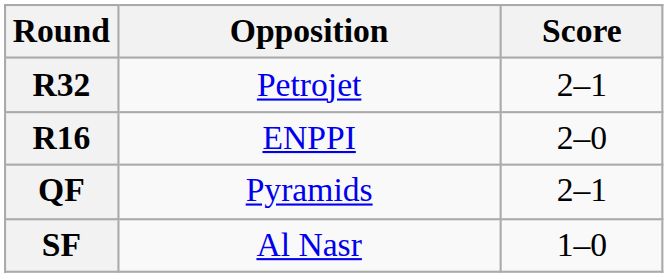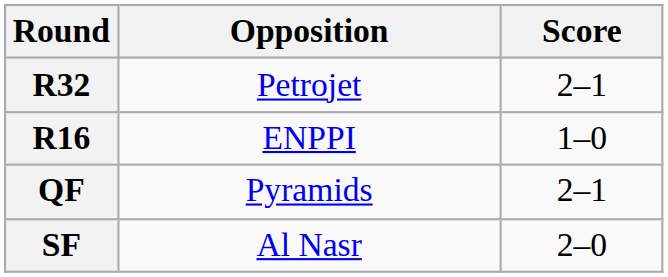(582, 137) 2–0 -> (582, 137) 1–0
(582, 244) 1–0 -> (582, 244) 2–0
